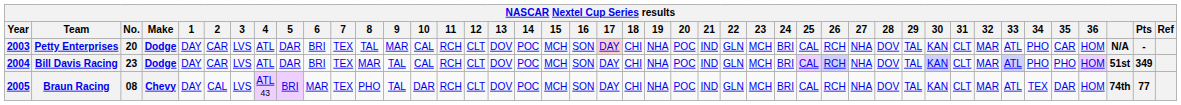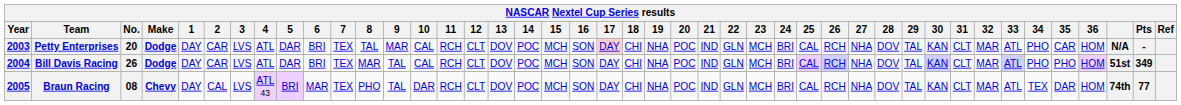(132, 63) 23 -> (132, 63) 26
